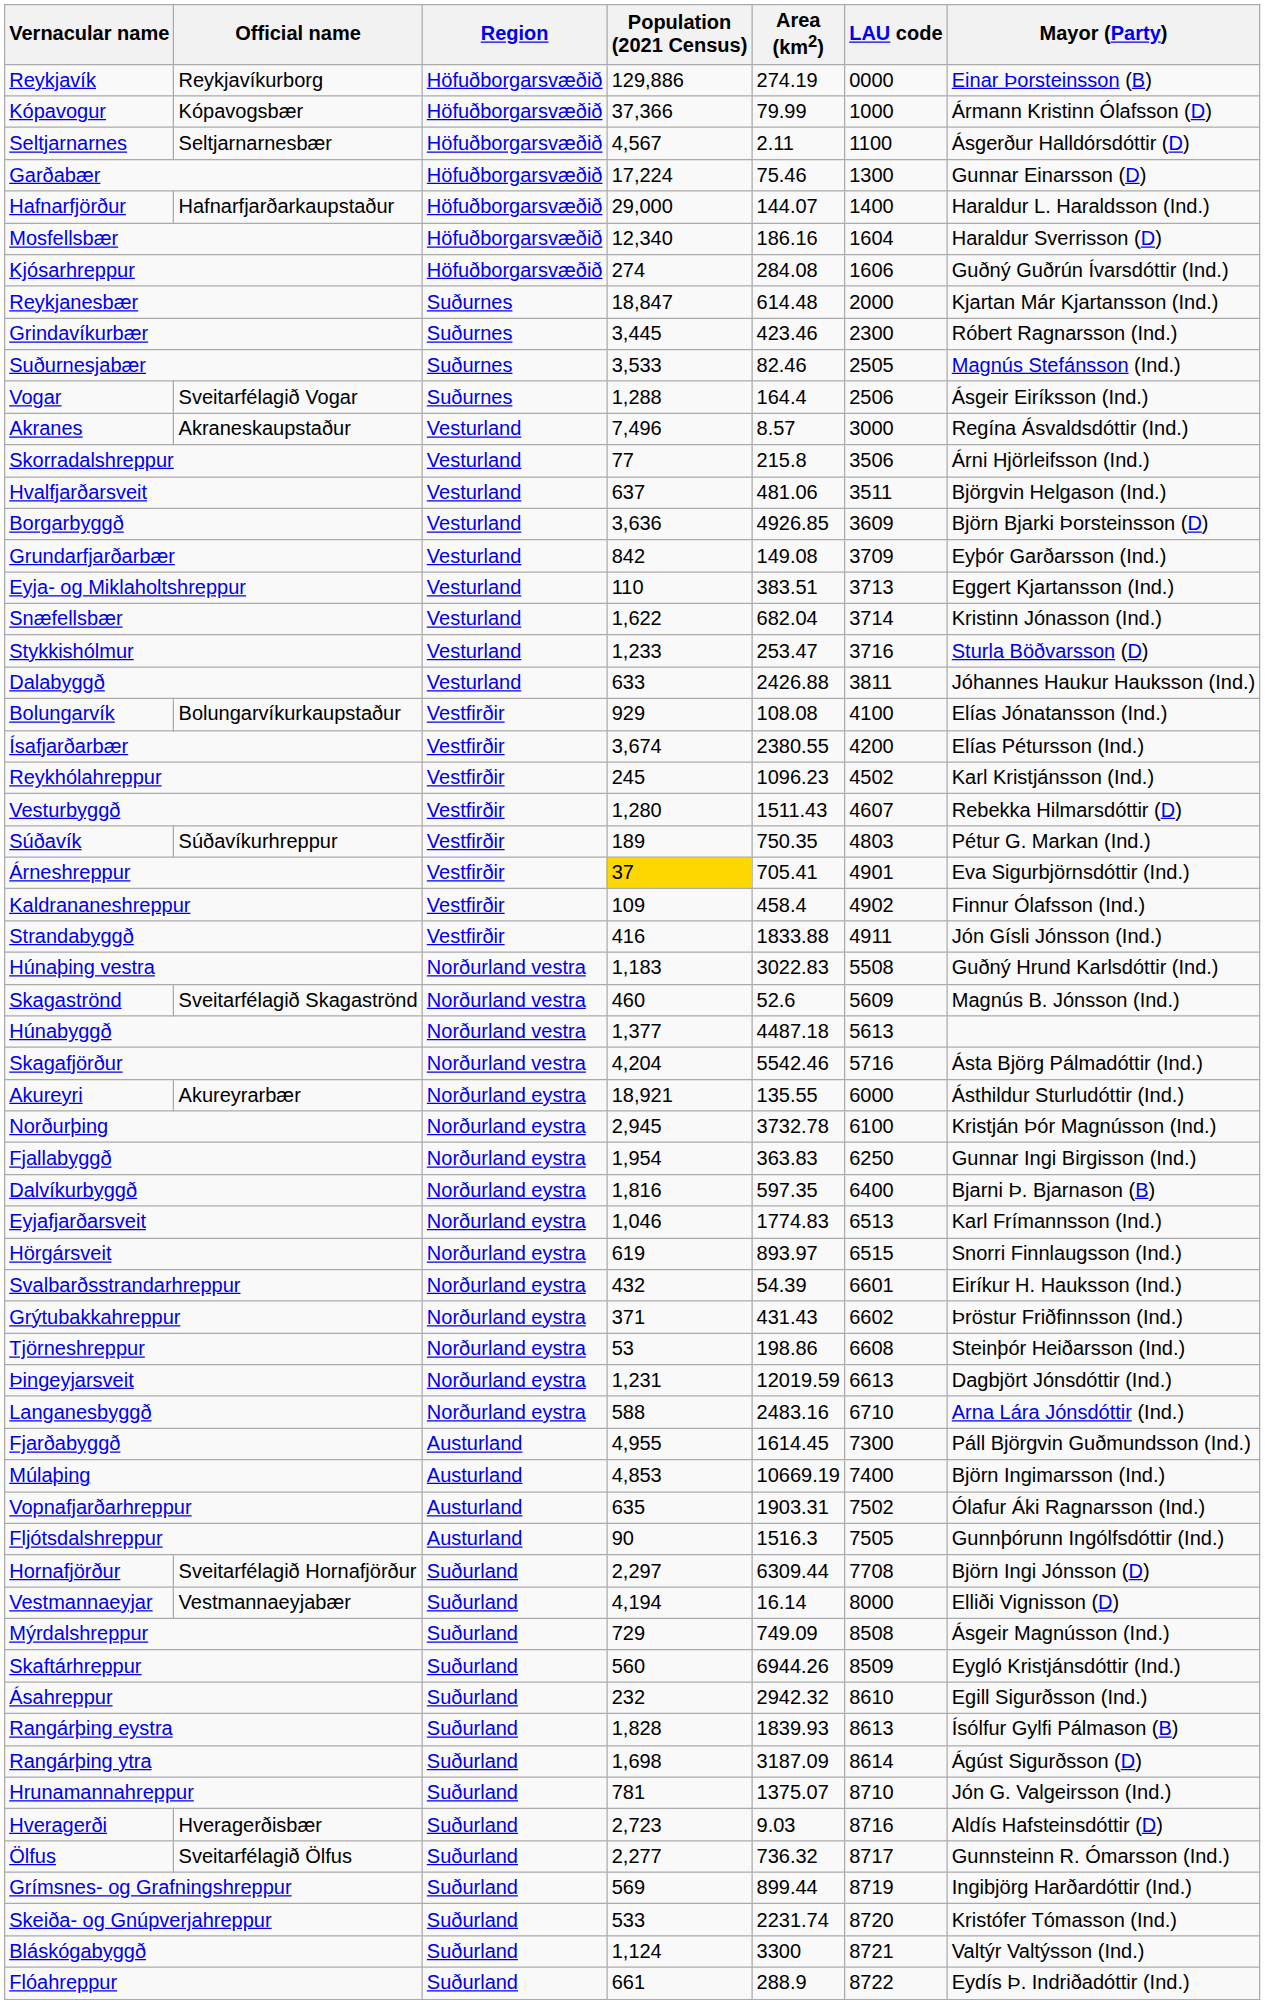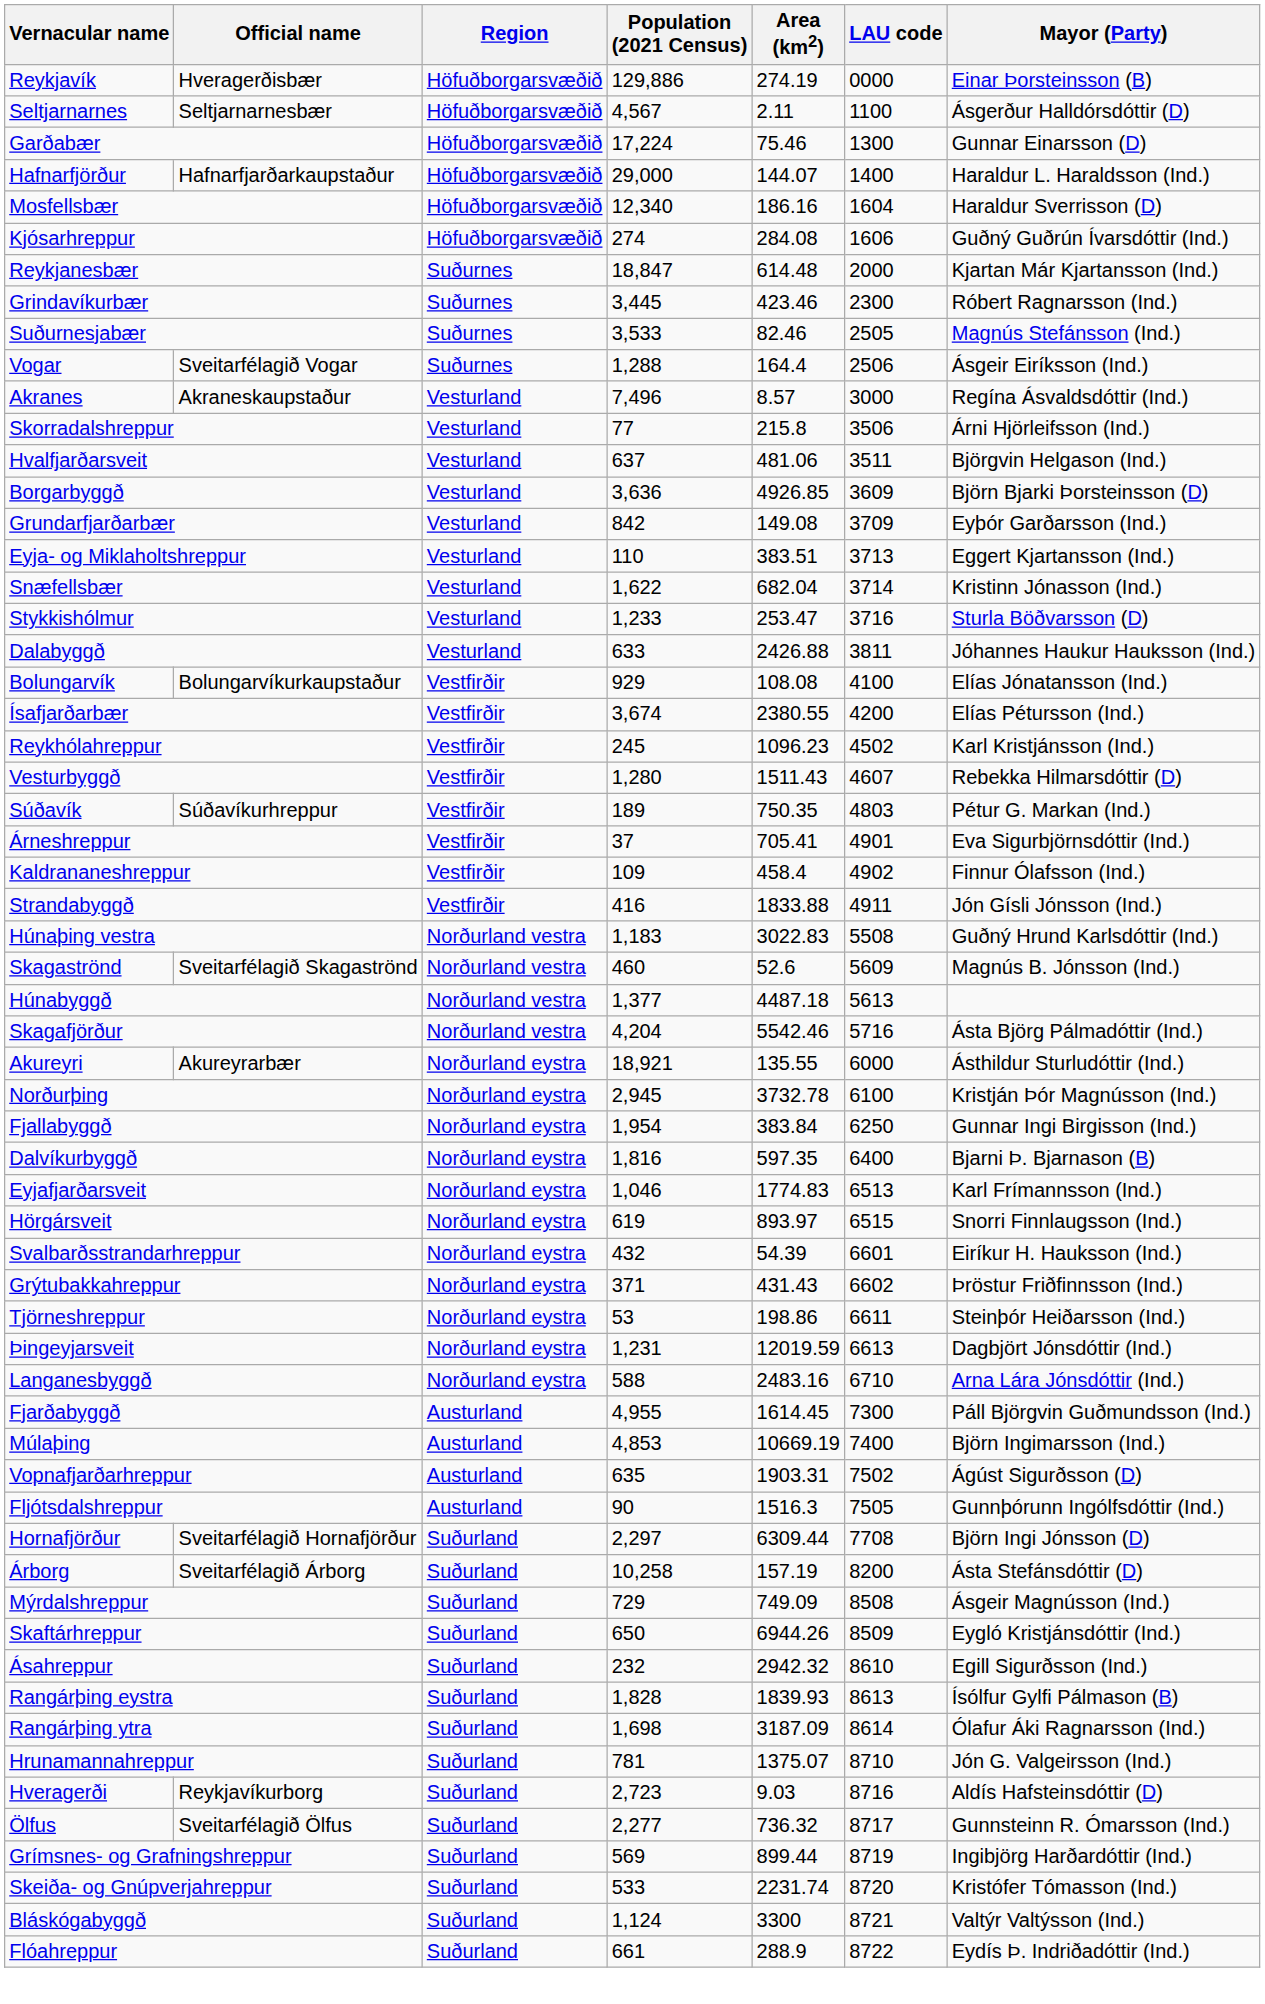(251, 79) Reykjavíkurborg -> (250, 79) Hveragerðisbær
- row: (58, 111)
(623, 872) gold background -> (623, 841) no background
(787, 1158) 363.83 -> (787, 1126) 383.84
(871, 1348) 6608 -> (871, 1317) 6611
(1078, 1507) Ólafur Áki Ragnarsson (Ind.) -> (1047, 1475) Ágúst Sigurðsson (D)
- row: (81, 1602)
+ row: (39, 1570)
(628, 1665) 560 -> (628, 1634) 650
(1047, 1761) Ágúst Sigurðsson (D) -> (1078, 1729) Ólafur Áki Ragnarsson (Ind.)
(250, 1824) Hveragerðisbær -> (251, 1792) Reykjavíkurborg
